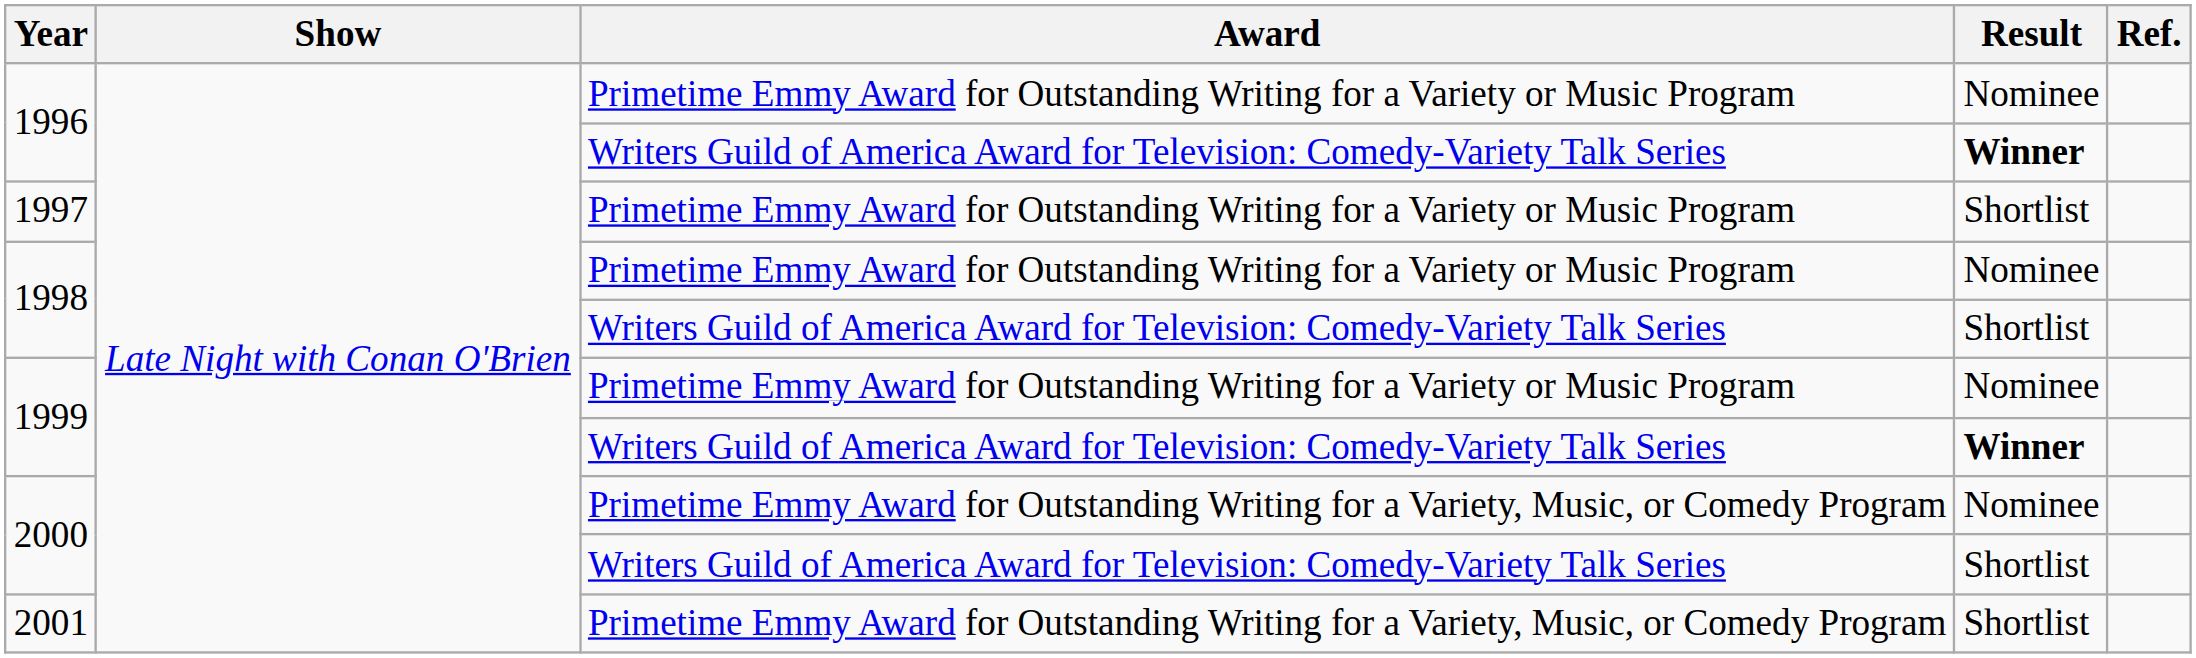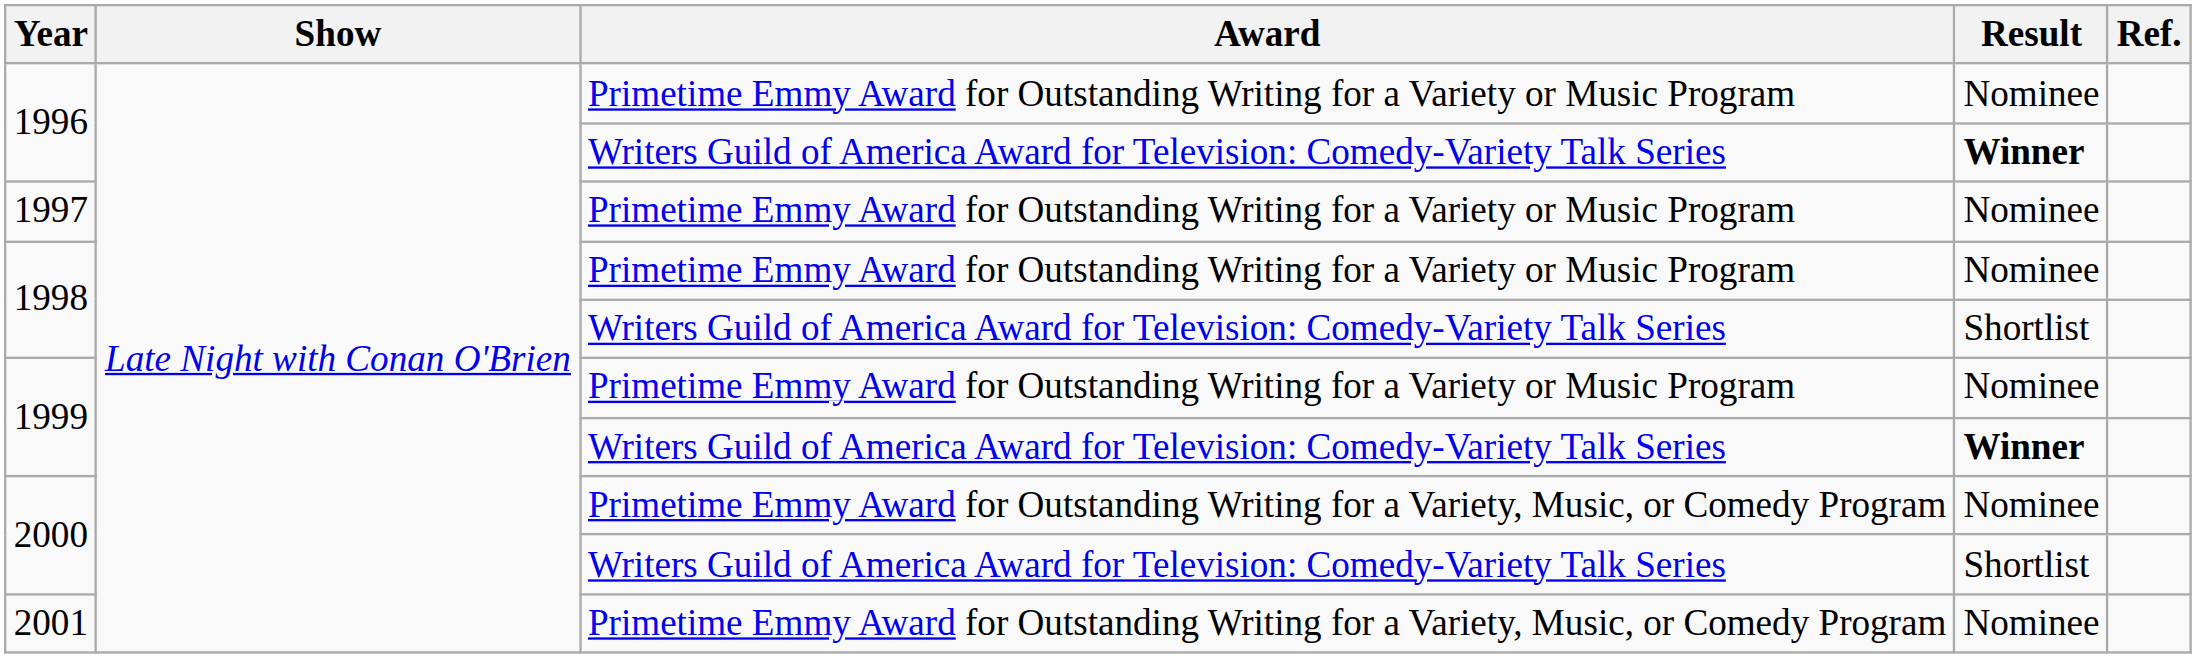(2026, 210) Shortlist -> (2031, 210) Nominee
(2026, 622) Shortlist -> (2031, 622) Nominee
